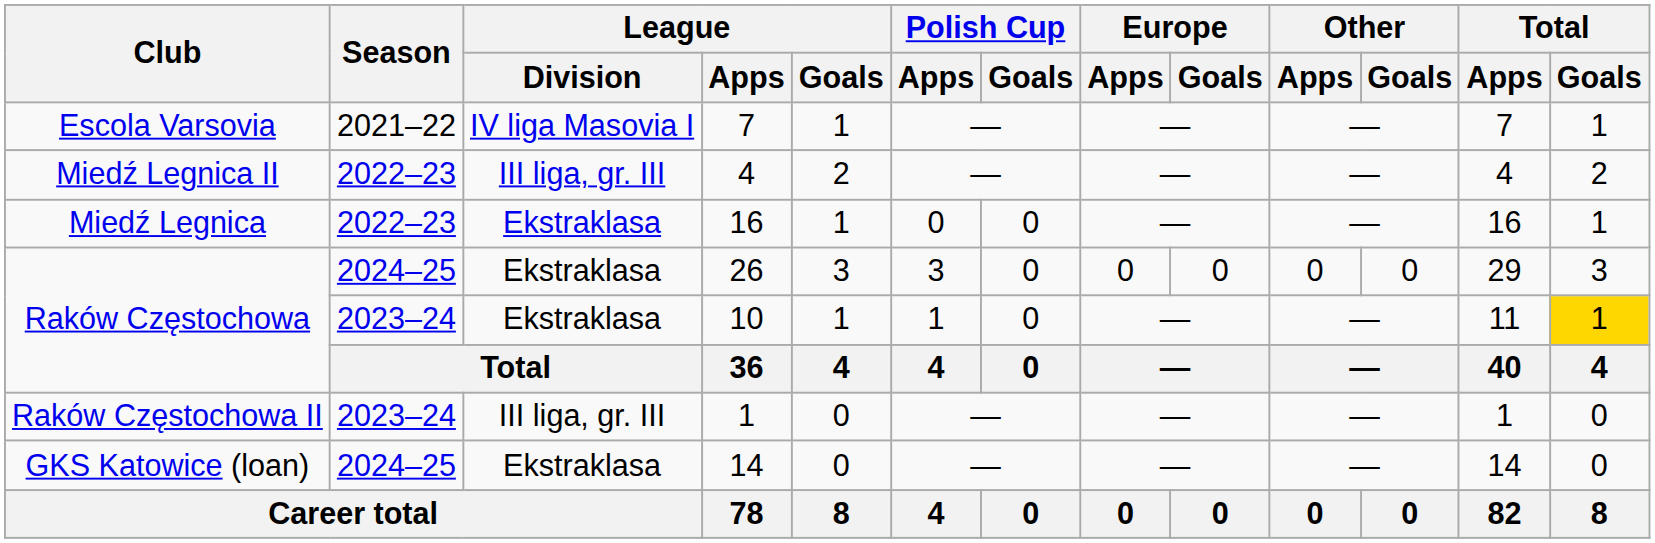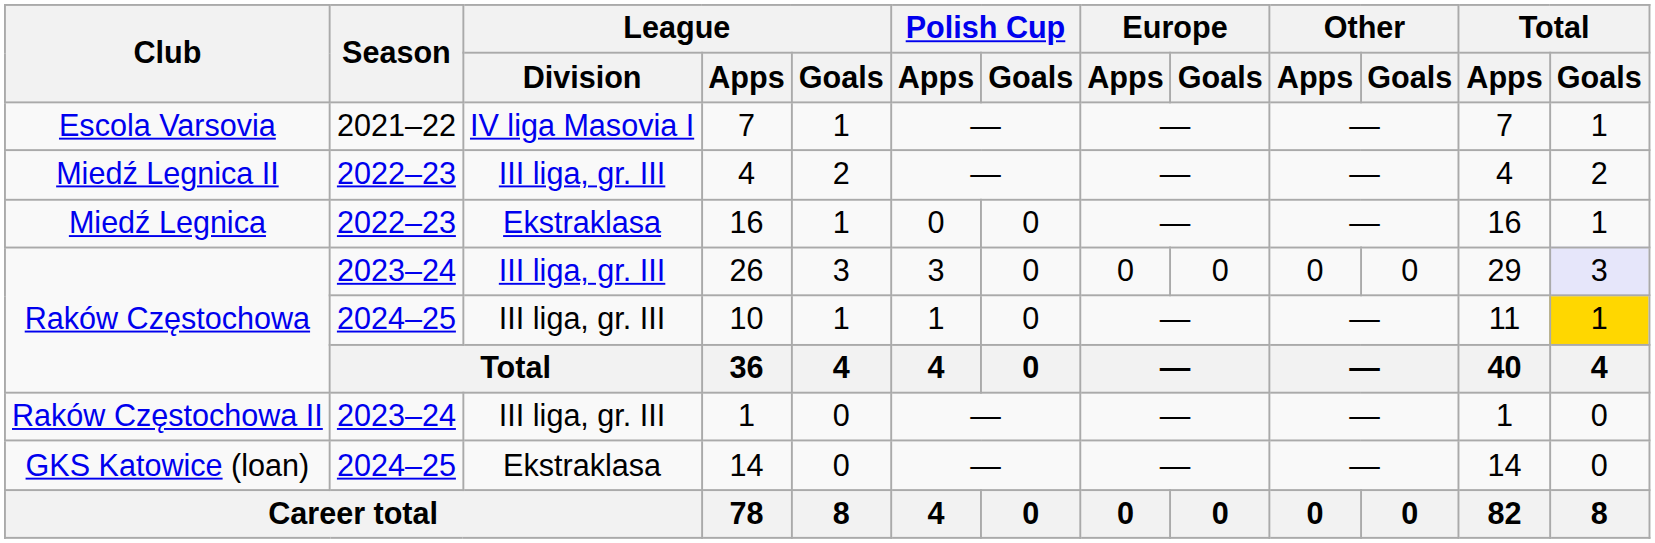(396, 271) 2024–25 -> (396, 271) 2023–24
(582, 271) Ekstraklasa -> (582, 271) III liga, gr. III
(1599, 271) no background -> (1599, 271) lavender background
(396, 319) 2023–24 -> (396, 319) 2024–25
(582, 319) Ekstraklasa -> (582, 319) III liga, gr. III
